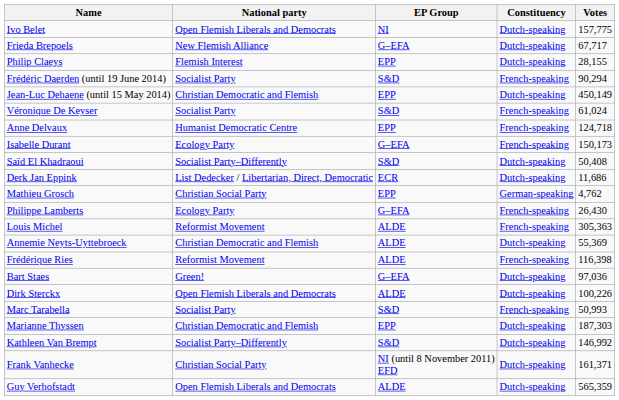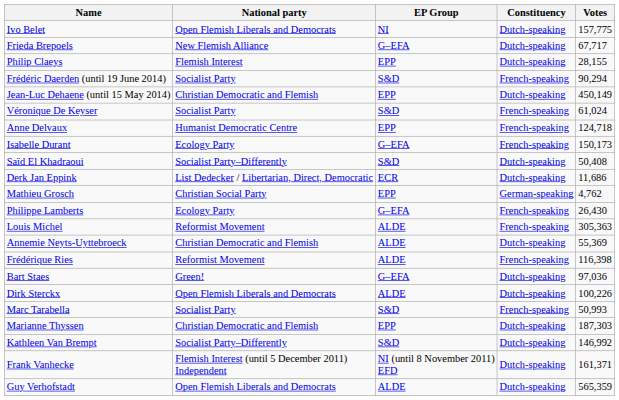(221, 364) Christian Social Party -> (261, 364) Flemish Interest (until 5 December 2011) Independent
